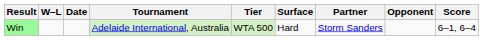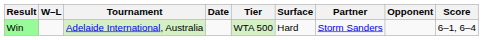columns swapped: (77, 12) <-> (160, 12)
